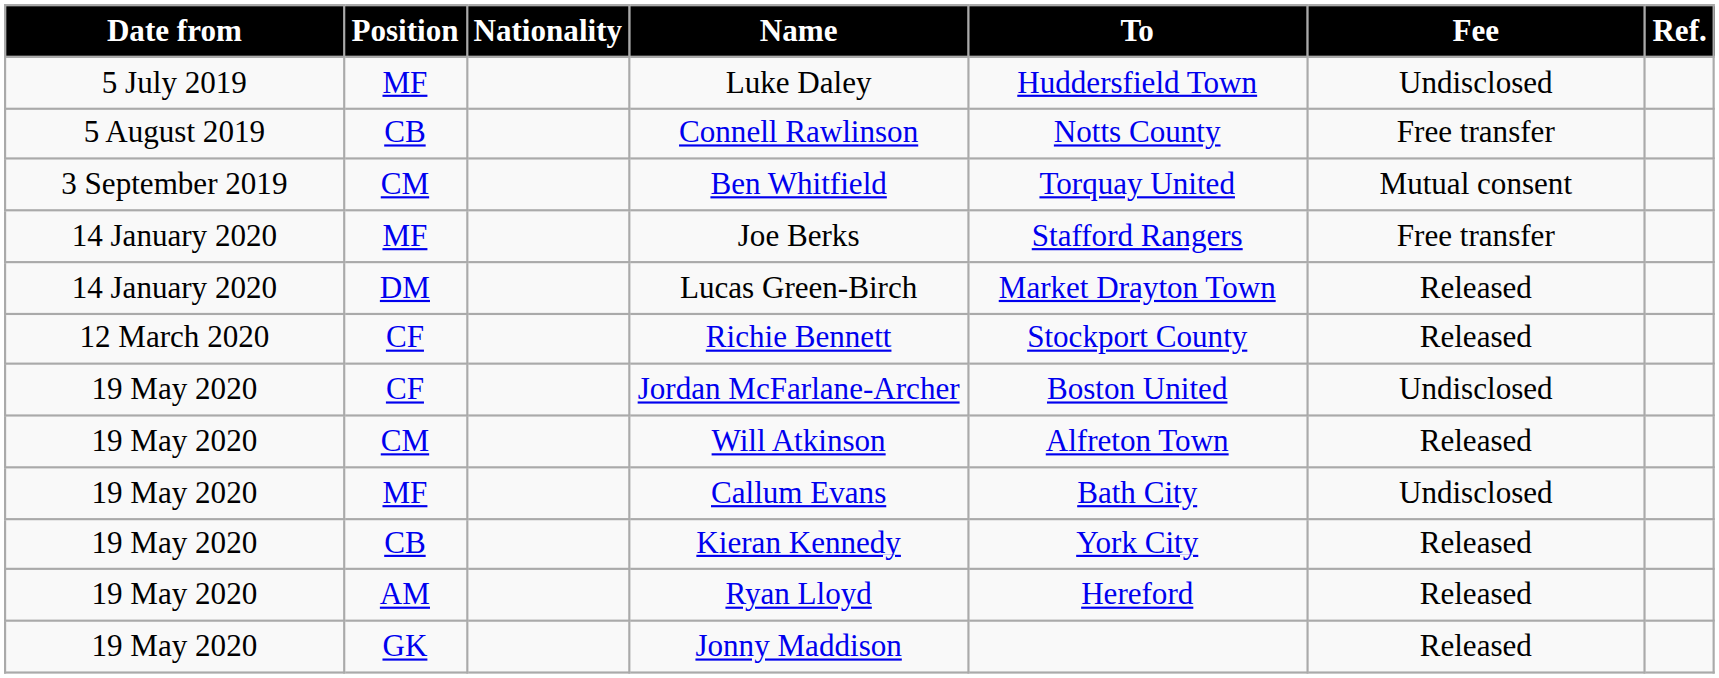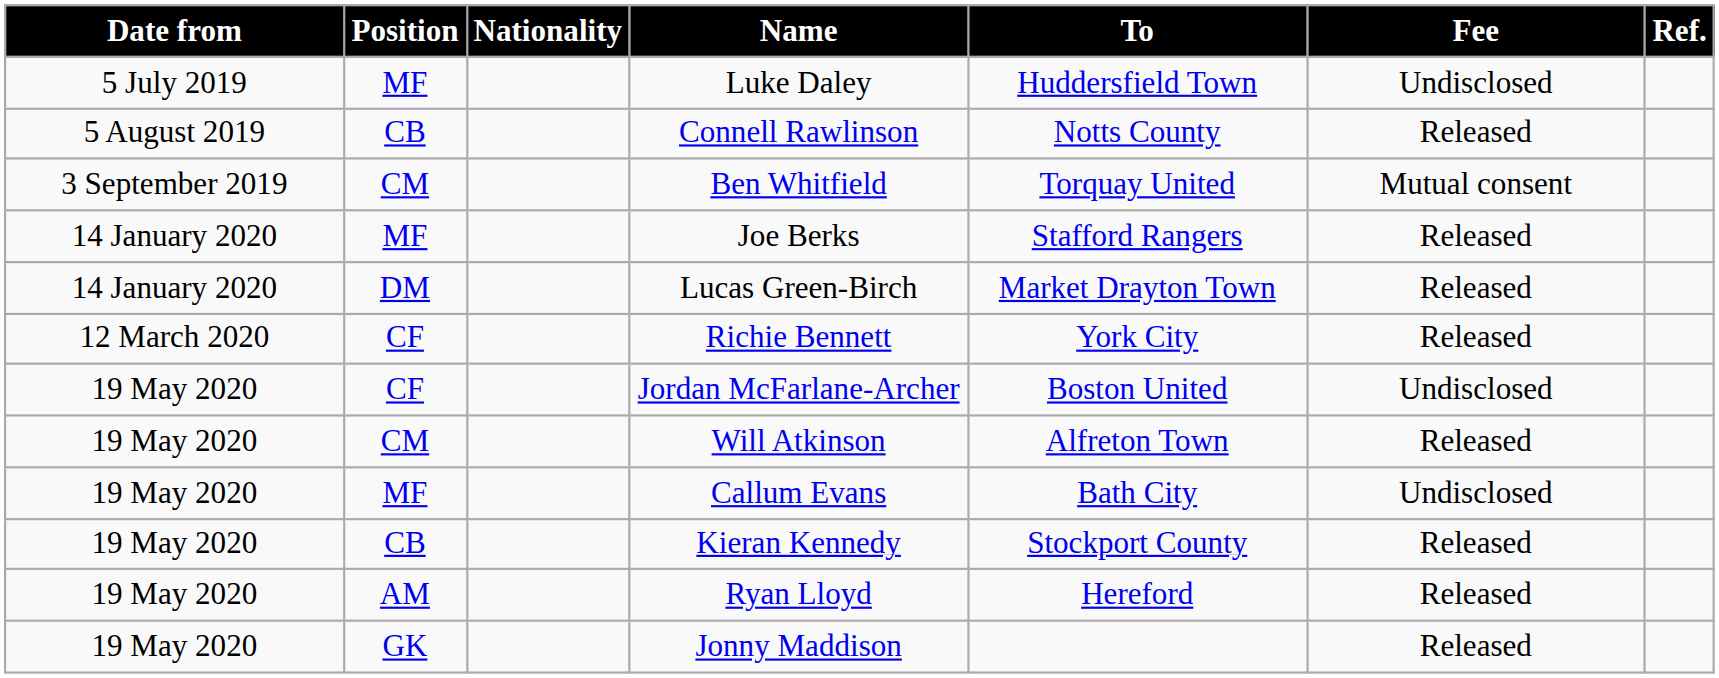(1476, 133) Free transfer -> (1476, 133) Released
(1476, 235) Free transfer -> (1476, 235) Released
(1137, 338) Stockport County -> (1137, 338) York City
(1137, 543) York City -> (1137, 543) Stockport County
